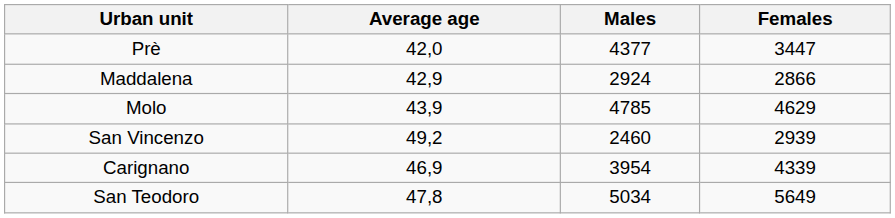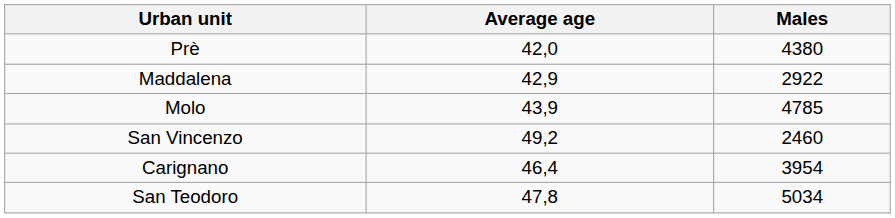- column: (795, 19)
(630, 49) 4377 -> (802, 49) 4380
(630, 78) 2924 -> (802, 78) 2922
(424, 167) 46,9 -> (540, 167) 46,4
